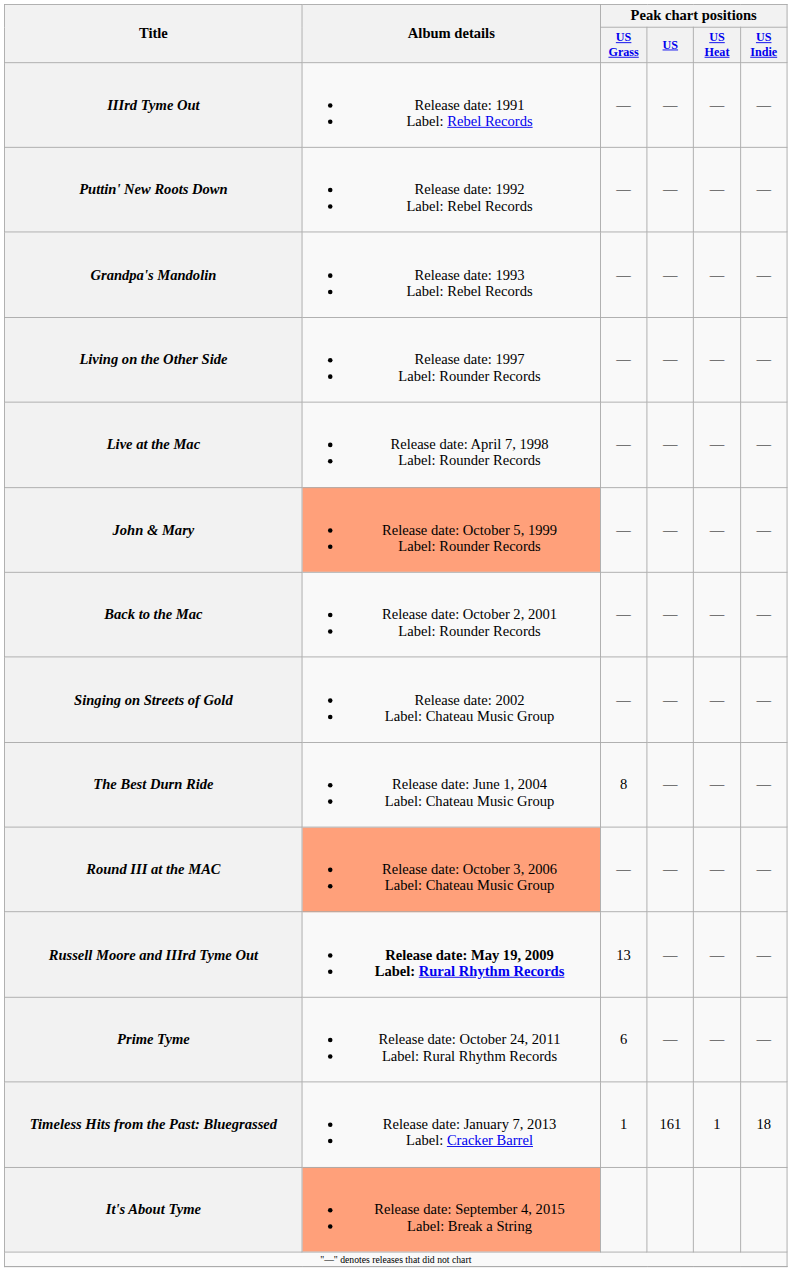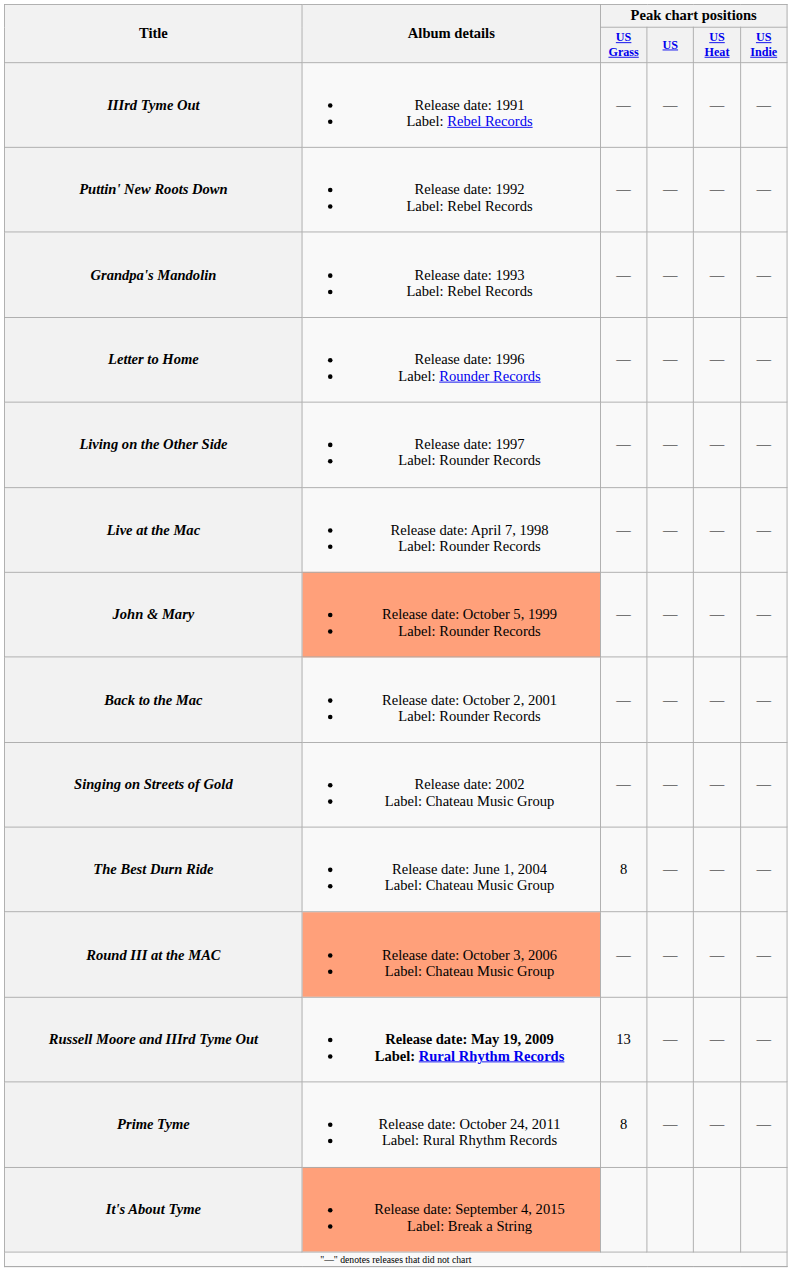+ row: (153, 359)
(624, 1039) 6 -> (624, 1124) 8
- row: (153, 1124)
